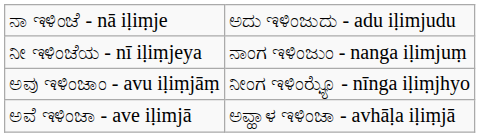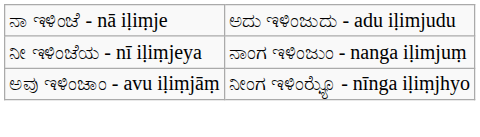- row: (100, 115)
